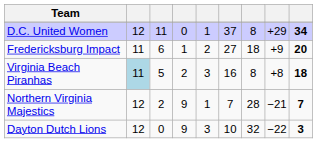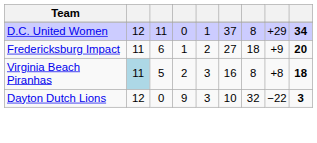- row: (49, 104)
